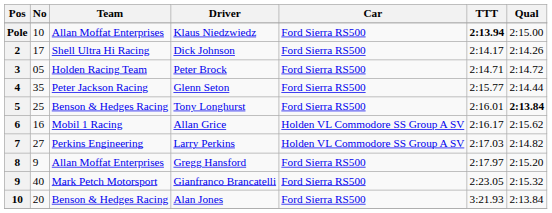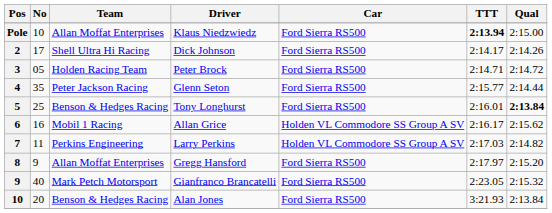(38, 143) 27 -> (38, 143) 11
